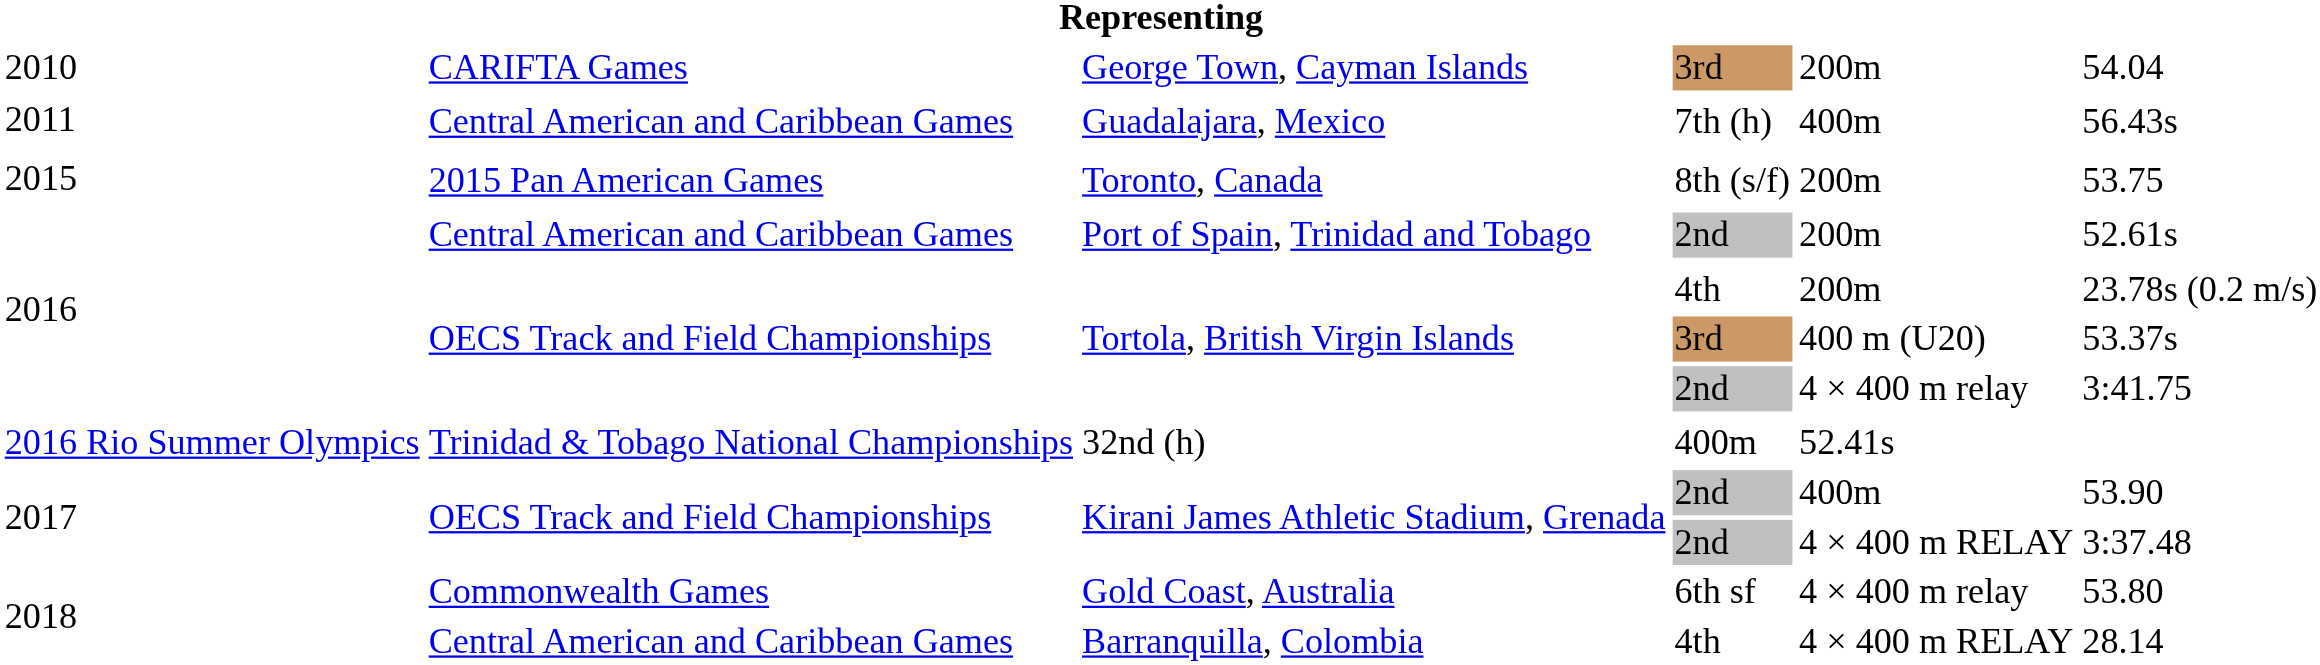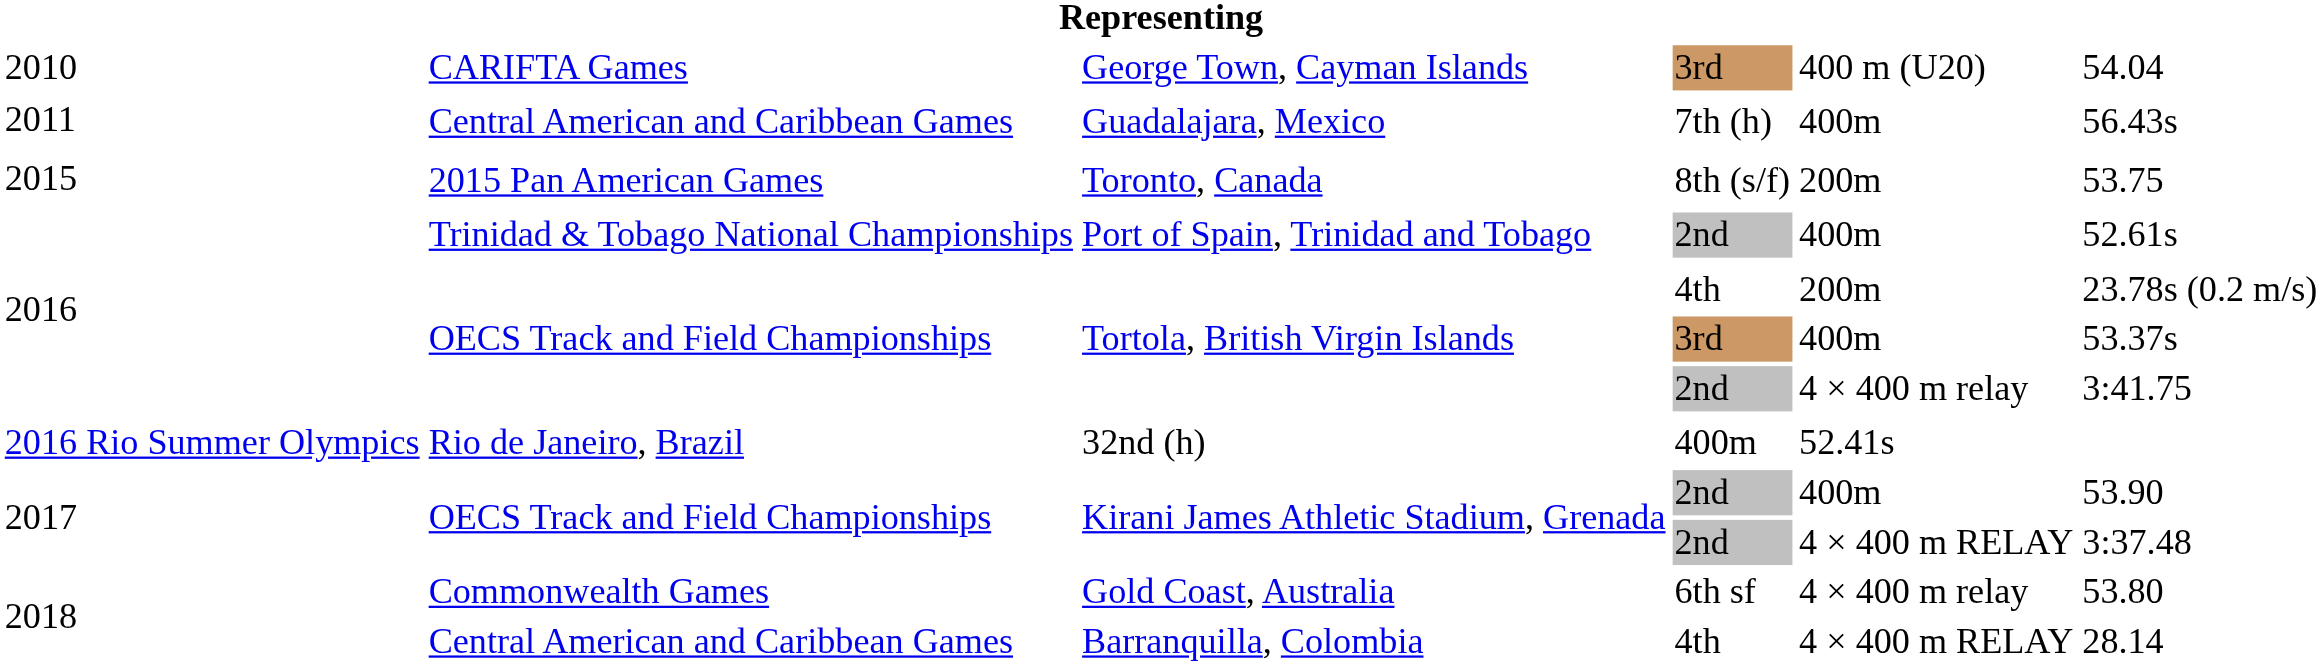(1840, 67) 200m -> (1892, 67) 400 m (U20)
(721, 234) Central American and Caribbean Games -> (751, 234) Trinidad & Tobago National Championships
(1840, 234) 200m -> (1840, 234) 400m
(1892, 338) 400 m (U20) -> (1840, 338) 400m
(751, 442) Trinidad & Tobago National Championships -> (586, 442) Rio de Janeiro, Brazil
